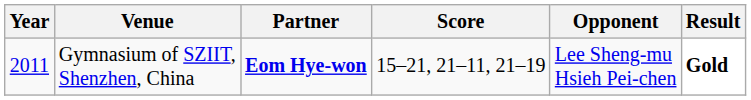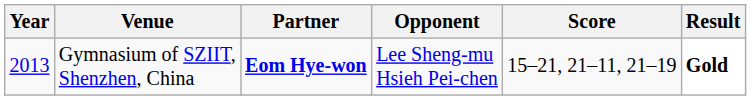columns swapped: (616, 21) <-> (461, 21)
(29, 66) 2011 -> (29, 66) 2013
